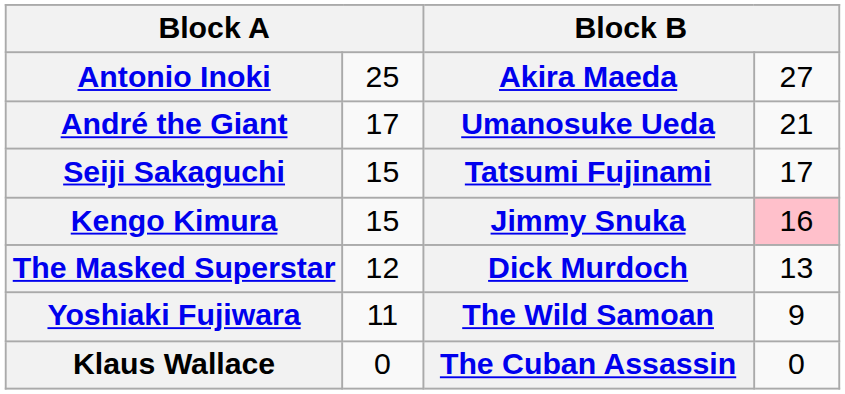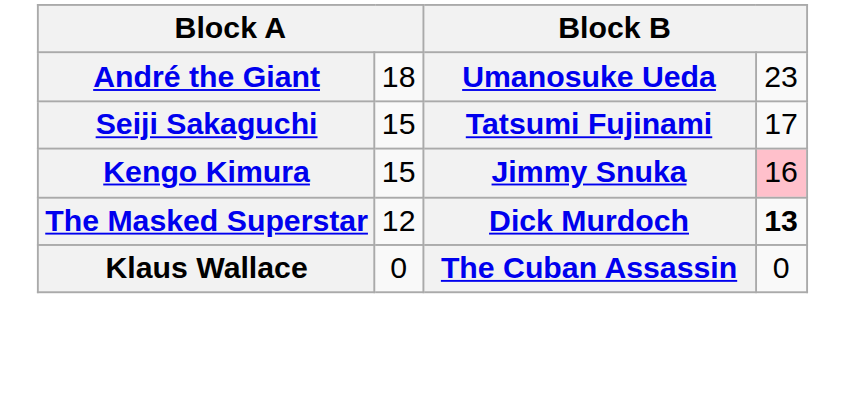- row: (174, 76)
(382, 124) 17 -> (399, 76) 18
(796, 124) 21 -> (781, 76) 23
(796, 268) normal -> (781, 220) bold
- row: (174, 316)
